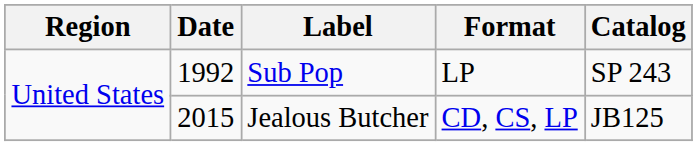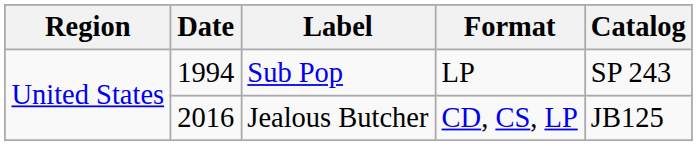(206, 72) 1992 -> (206, 72) 1994
(206, 117) 2015 -> (206, 117) 2016
